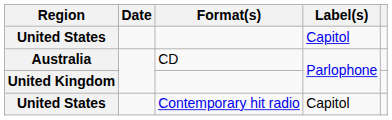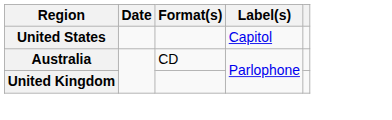- row: (61, 103)
